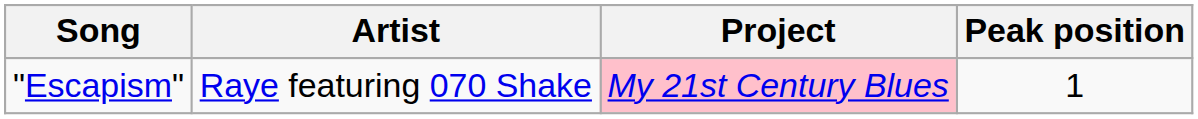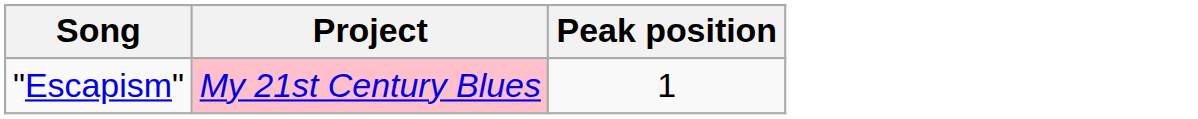- column: (396, 31)
